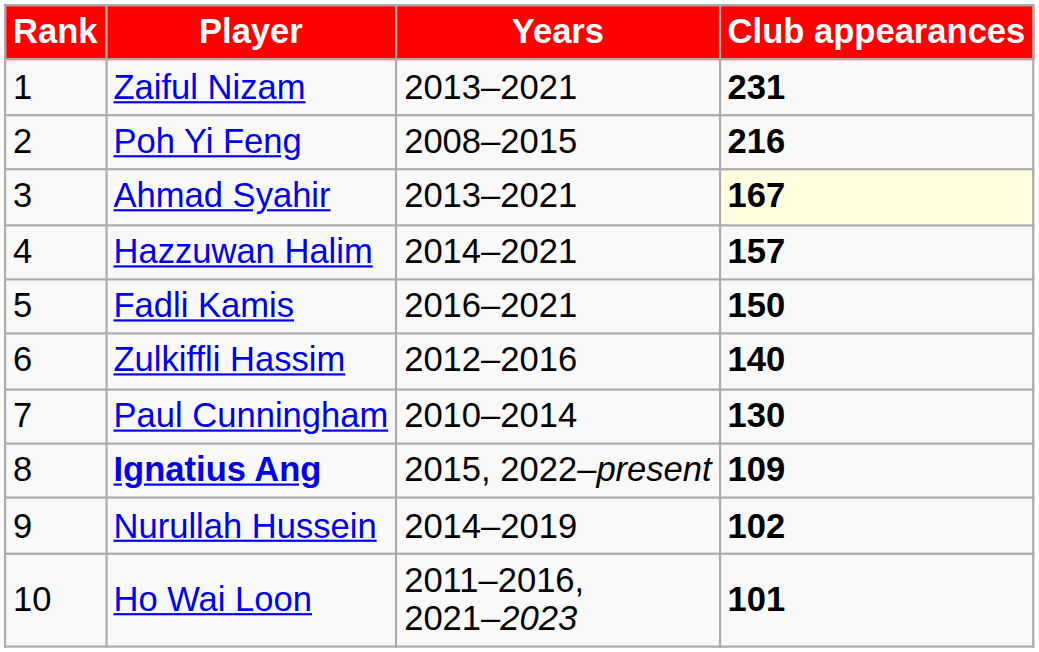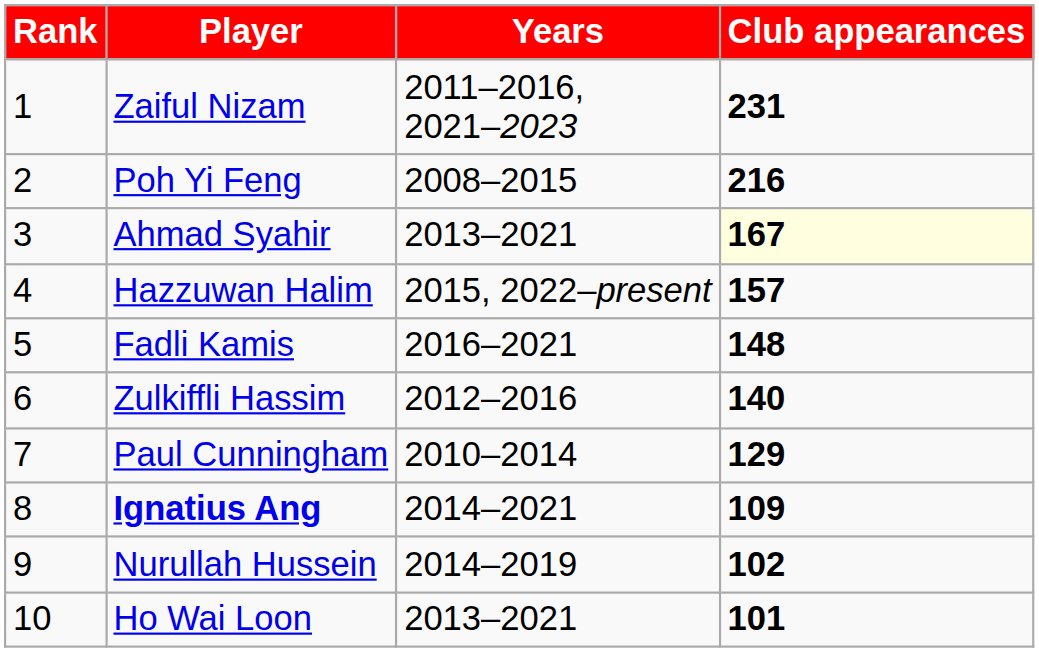(491, 86) 2013–2021 -> (494, 106) 2011–2016, 2021–2023
(491, 251) 2014–2021 -> (558, 290) 2015, 2022–present
(756, 305) 150 -> (756, 344) 148
(756, 415) 130 -> (756, 454) 129
(558, 470) 2015, 2022–present -> (491, 509) 2014–2021
(494, 599) 2011–2016, 2021–2023 -> (491, 618) 2013–2021
